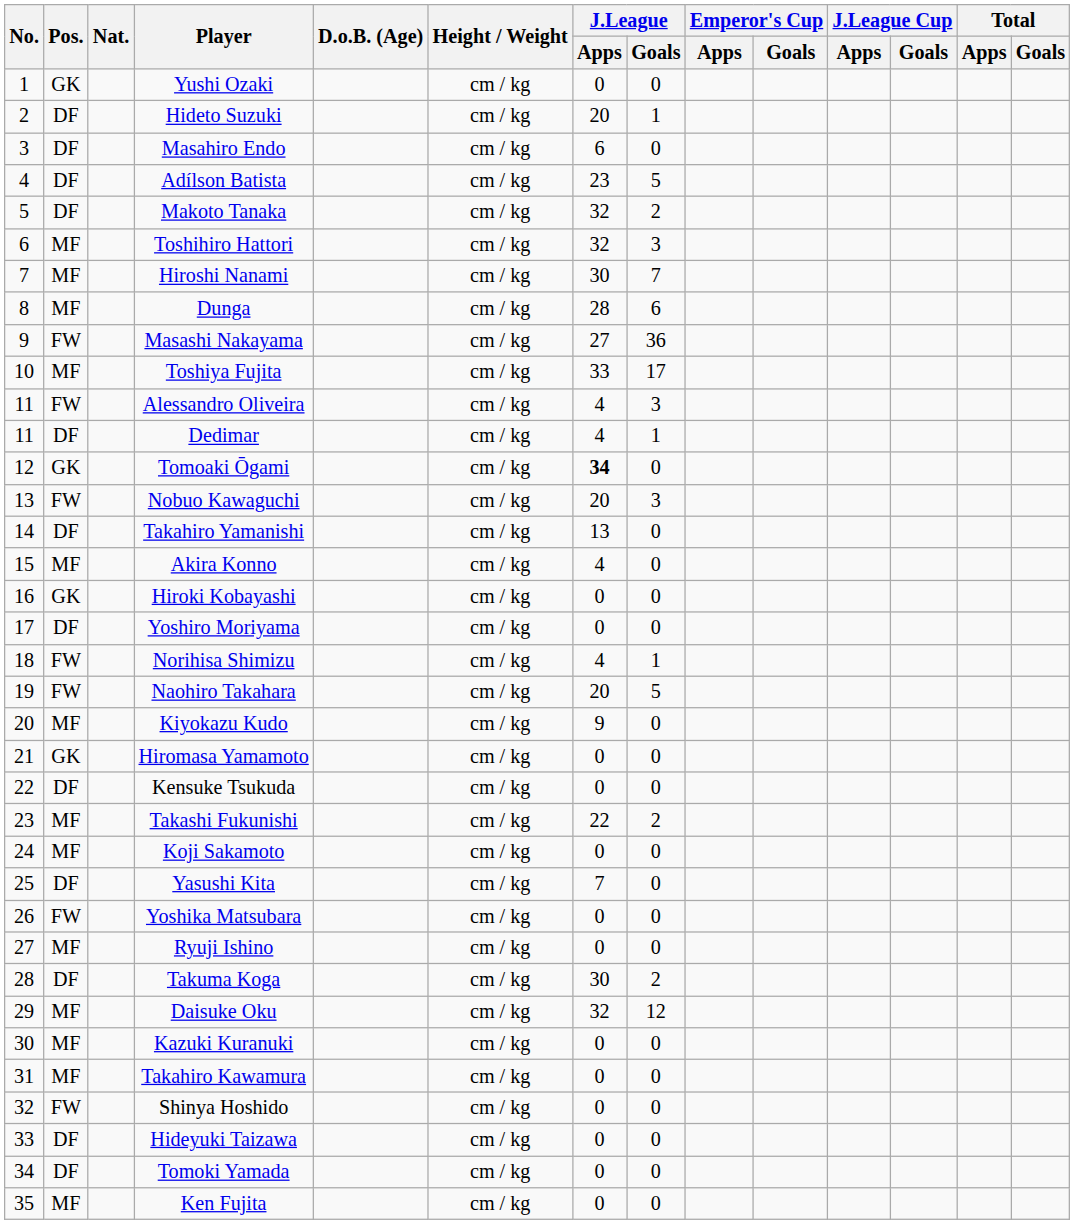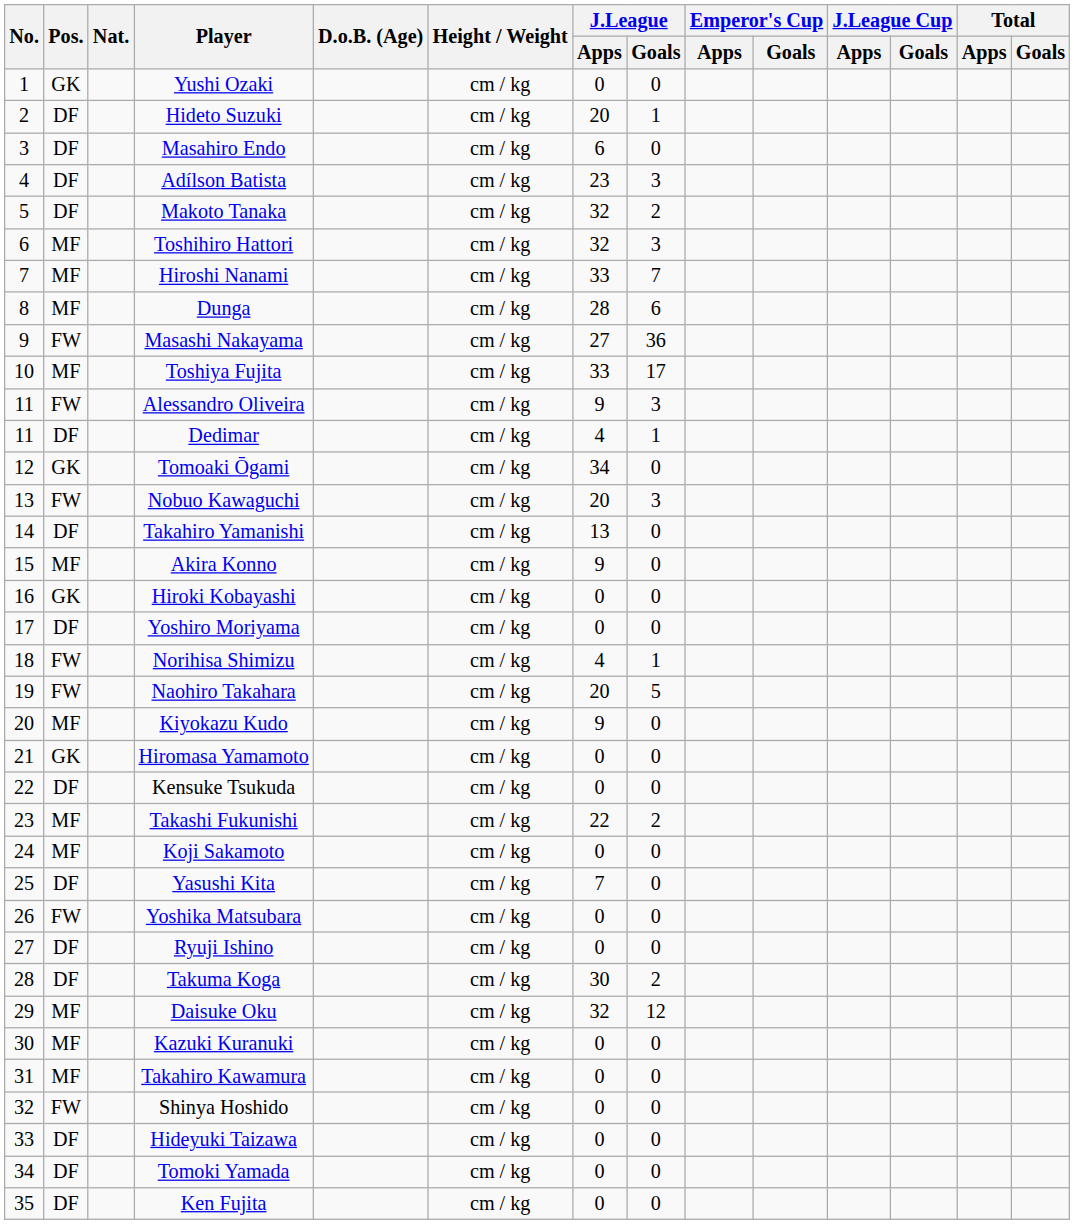(656, 180) 5 -> (656, 180) 3
(599, 276) 30 -> (599, 276) 33
(599, 404) 4 -> (599, 404) 9
(599, 468) bold -> (599, 468) normal
(599, 564) 4 -> (599, 564) 9
(66, 947) MF -> (66, 947) DF
(66, 1203) MF -> (66, 1203) DF
